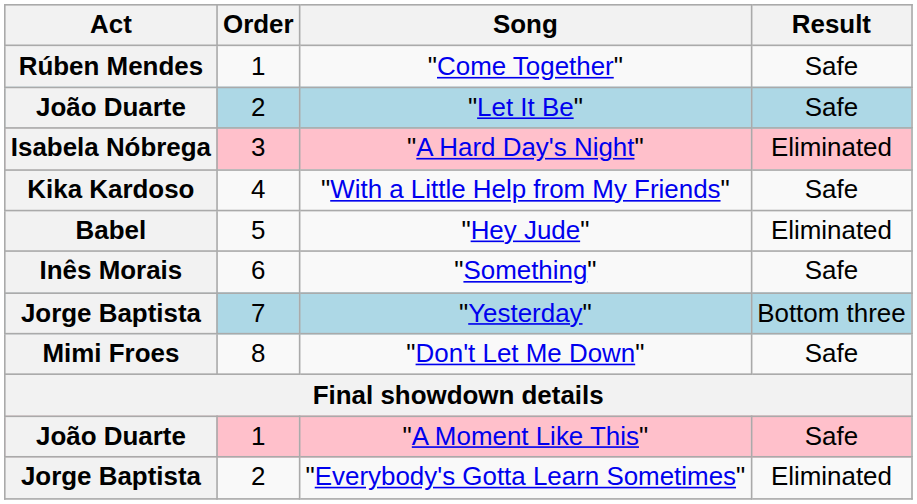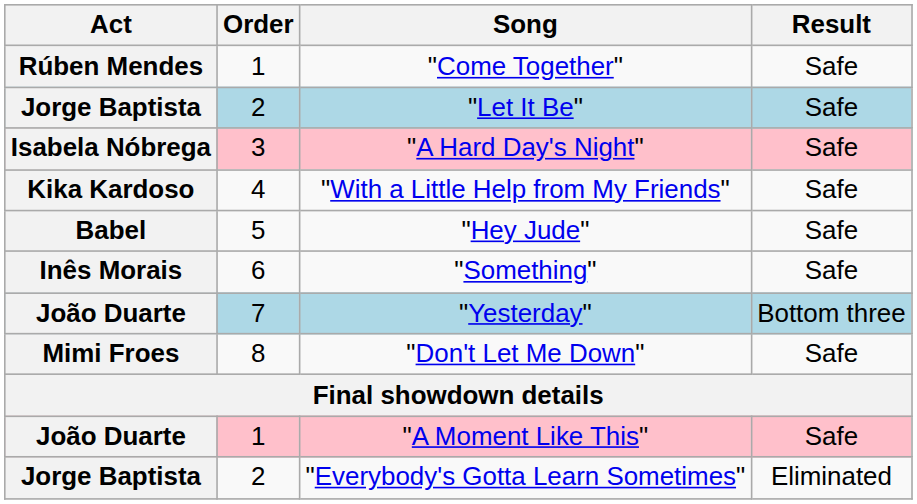(111, 107) João Duarte -> (111, 107) Jorge Baptista
(831, 148) Eliminated -> (831, 148) Safe
(831, 230) Eliminated -> (831, 230) Safe
(111, 312) Jorge Baptista -> (111, 312) João Duarte
